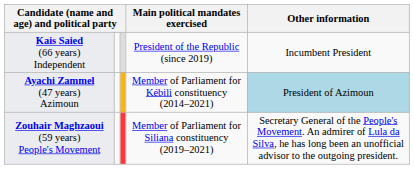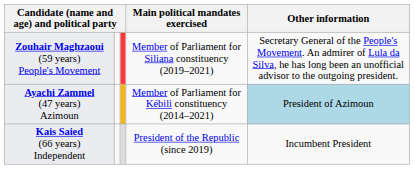rows swapped: (59, 52) <-> (59, 138)
